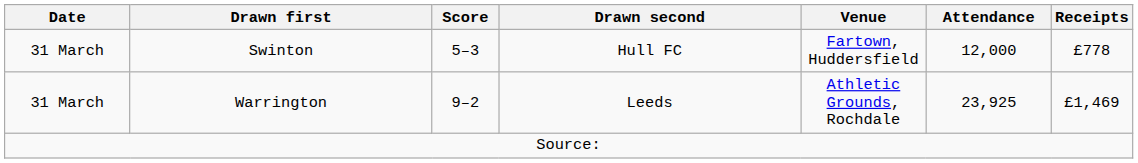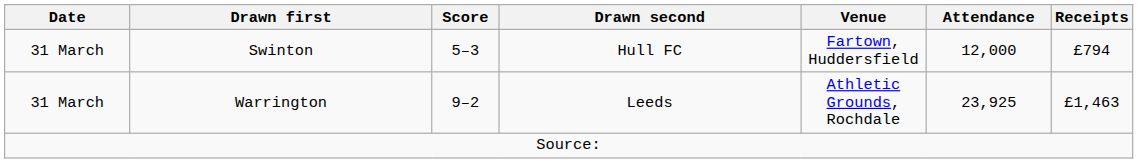(1092, 51) £778 -> (1092, 51) £794
(1092, 102) £1,469 -> (1092, 102) £1,463
